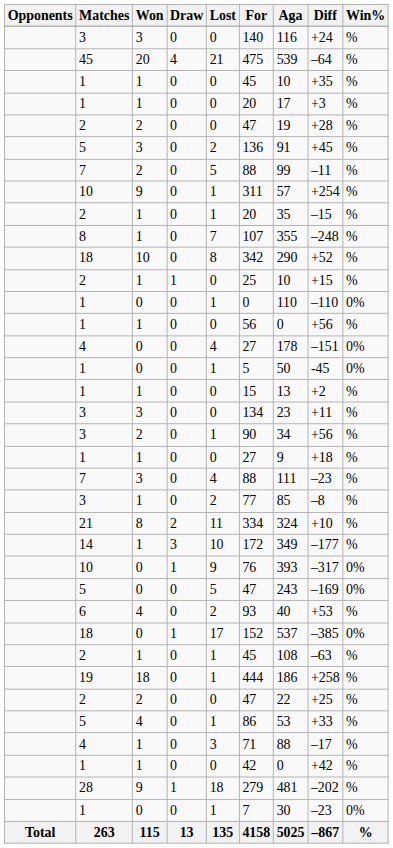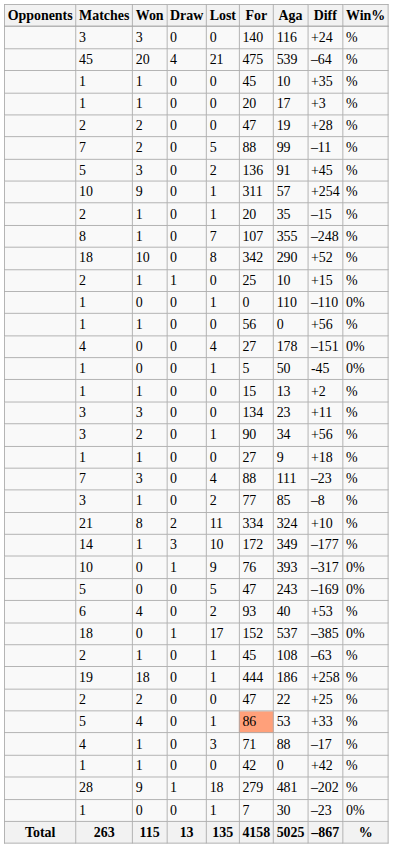rows swapped: (83, 147) <-> (83, 170)
(249, 721) no background -> (249, 721) lightsalmon background
